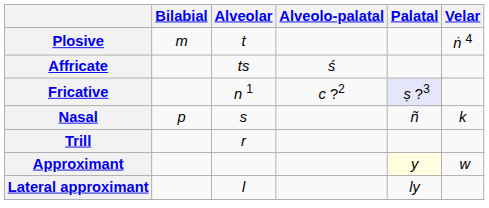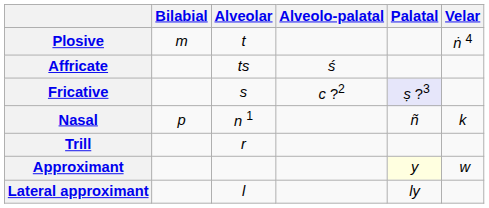(244, 92) n 1 -> (244, 92) s
(244, 117) s -> (244, 119) n 1
